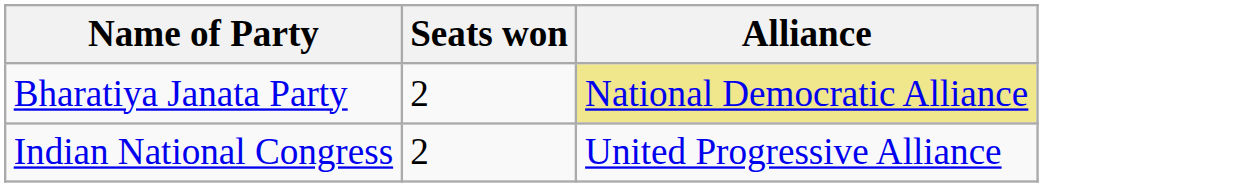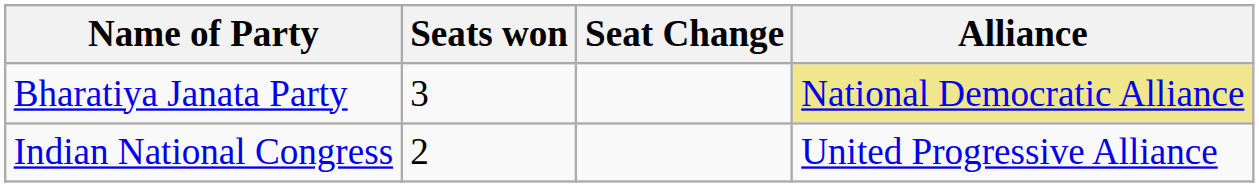+ column: (685, 33)
(419, 92) 2 -> (419, 92) 3
